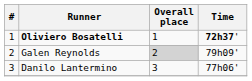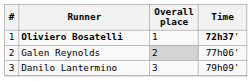(223, 53) 79h09' -> (223, 53) 77h06'
(223, 68) 77h06' -> (223, 68) 79h09'
